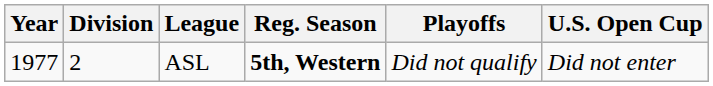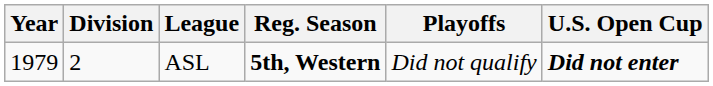(34, 61) 1977 -> (34, 61) 1979
(612, 61) normal -> (613, 61) bold
